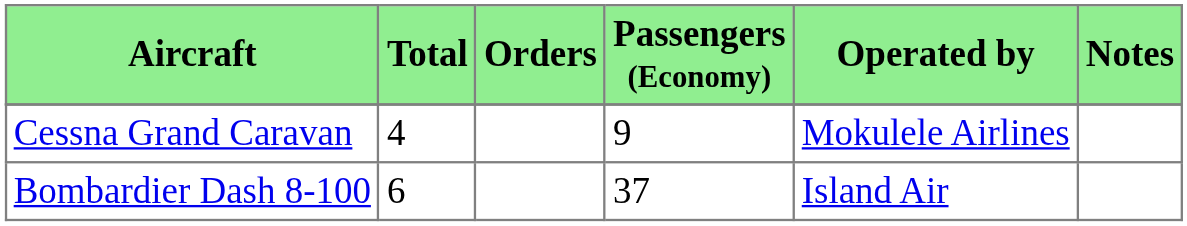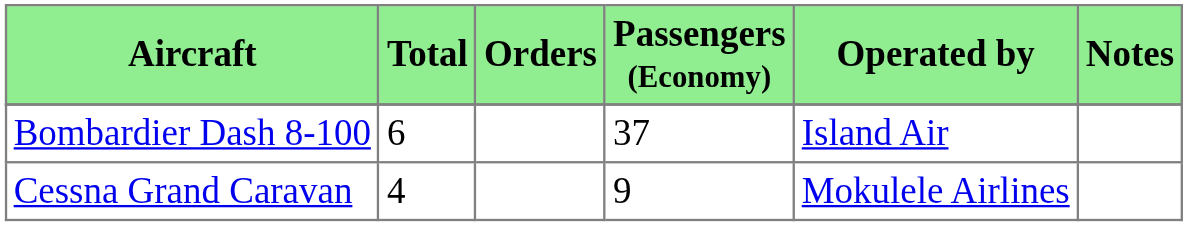rows swapped: (192, 190) <-> (183, 132)
